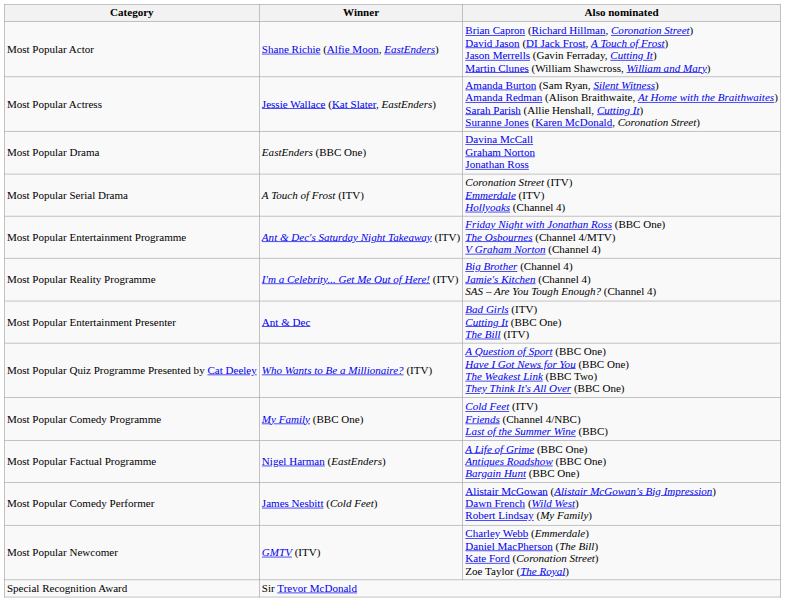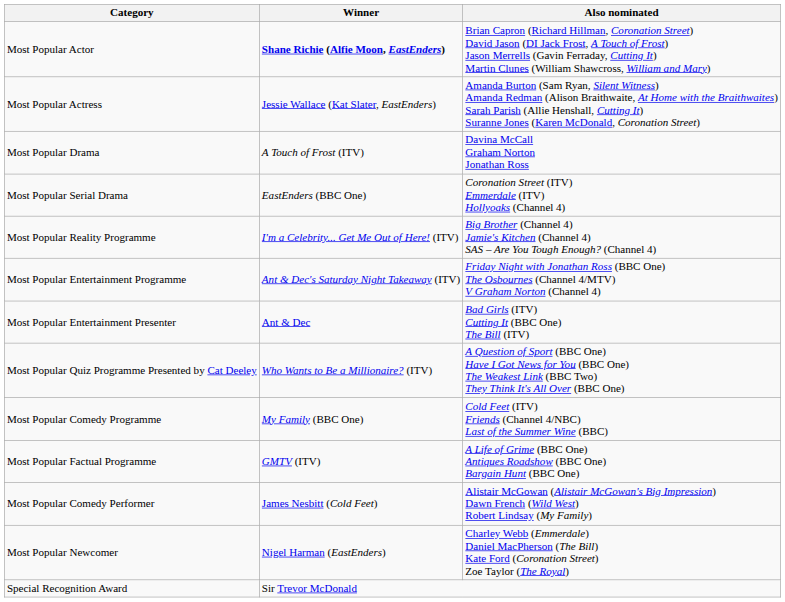(350, 49) normal -> (353, 49) bold
(314, 152) EastEnders (BBC One) -> (313, 152) A Touch of Frost (ITV)
(313, 195) A Touch of Frost (ITV) -> (314, 195) EastEnders (BBC One)
rows swapped: (97, 237) <-> (81, 279)
(324, 461) Nigel Harman (EastEnders) -> (291, 461) GMTV (ITV)
(291, 552) GMTV (ITV) -> (324, 552) Nigel Harman (EastEnders)
